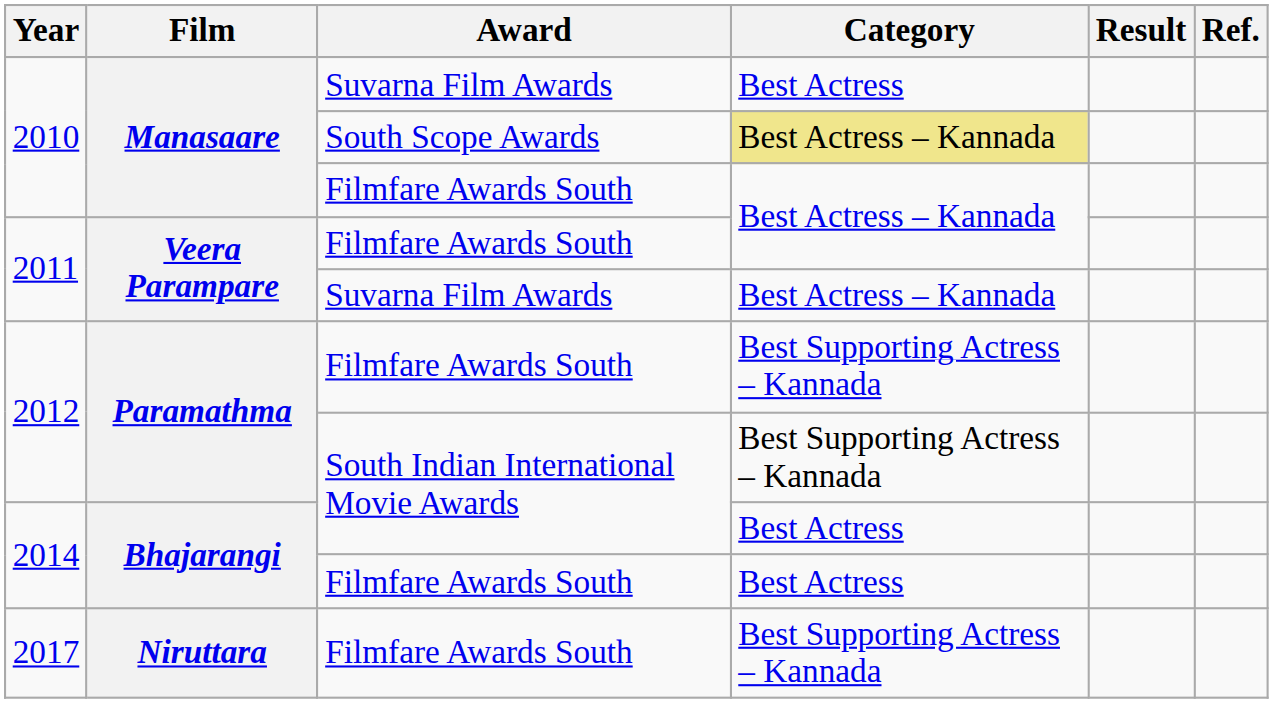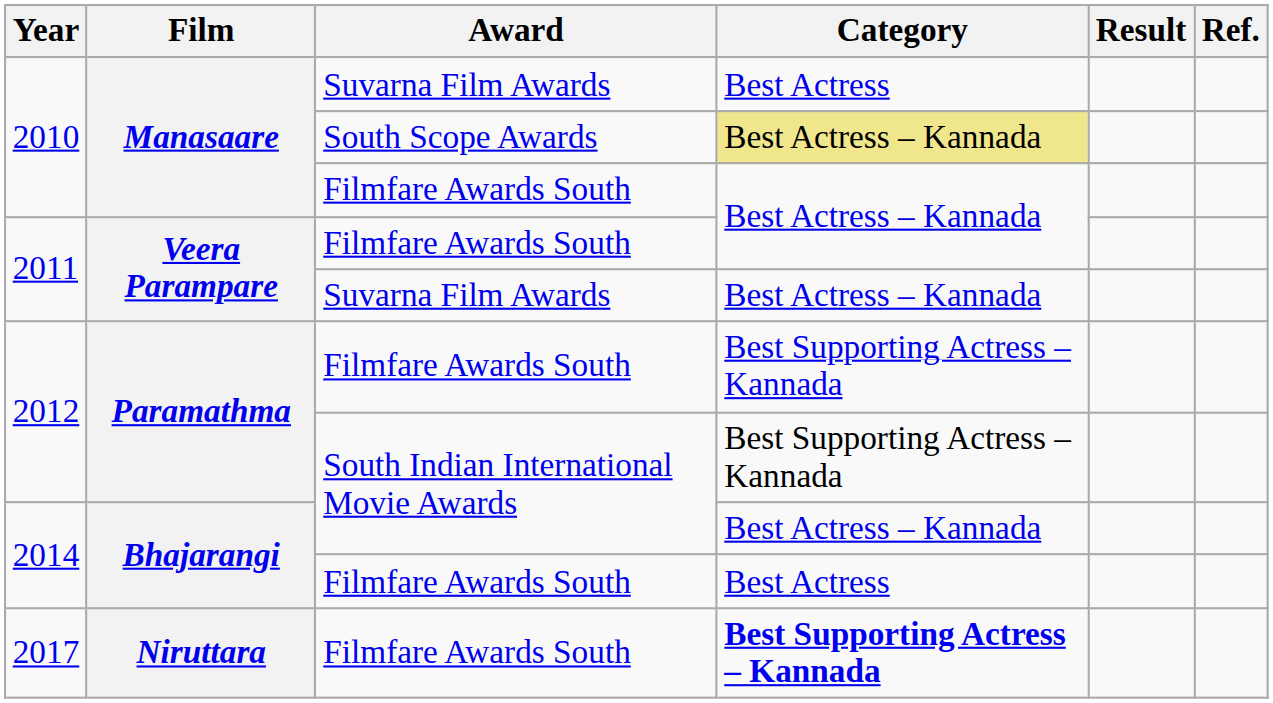(821, 528) Best Actress -> (883, 528) Best Actress – Kannada
(899, 652) normal -> (895, 652) bold
